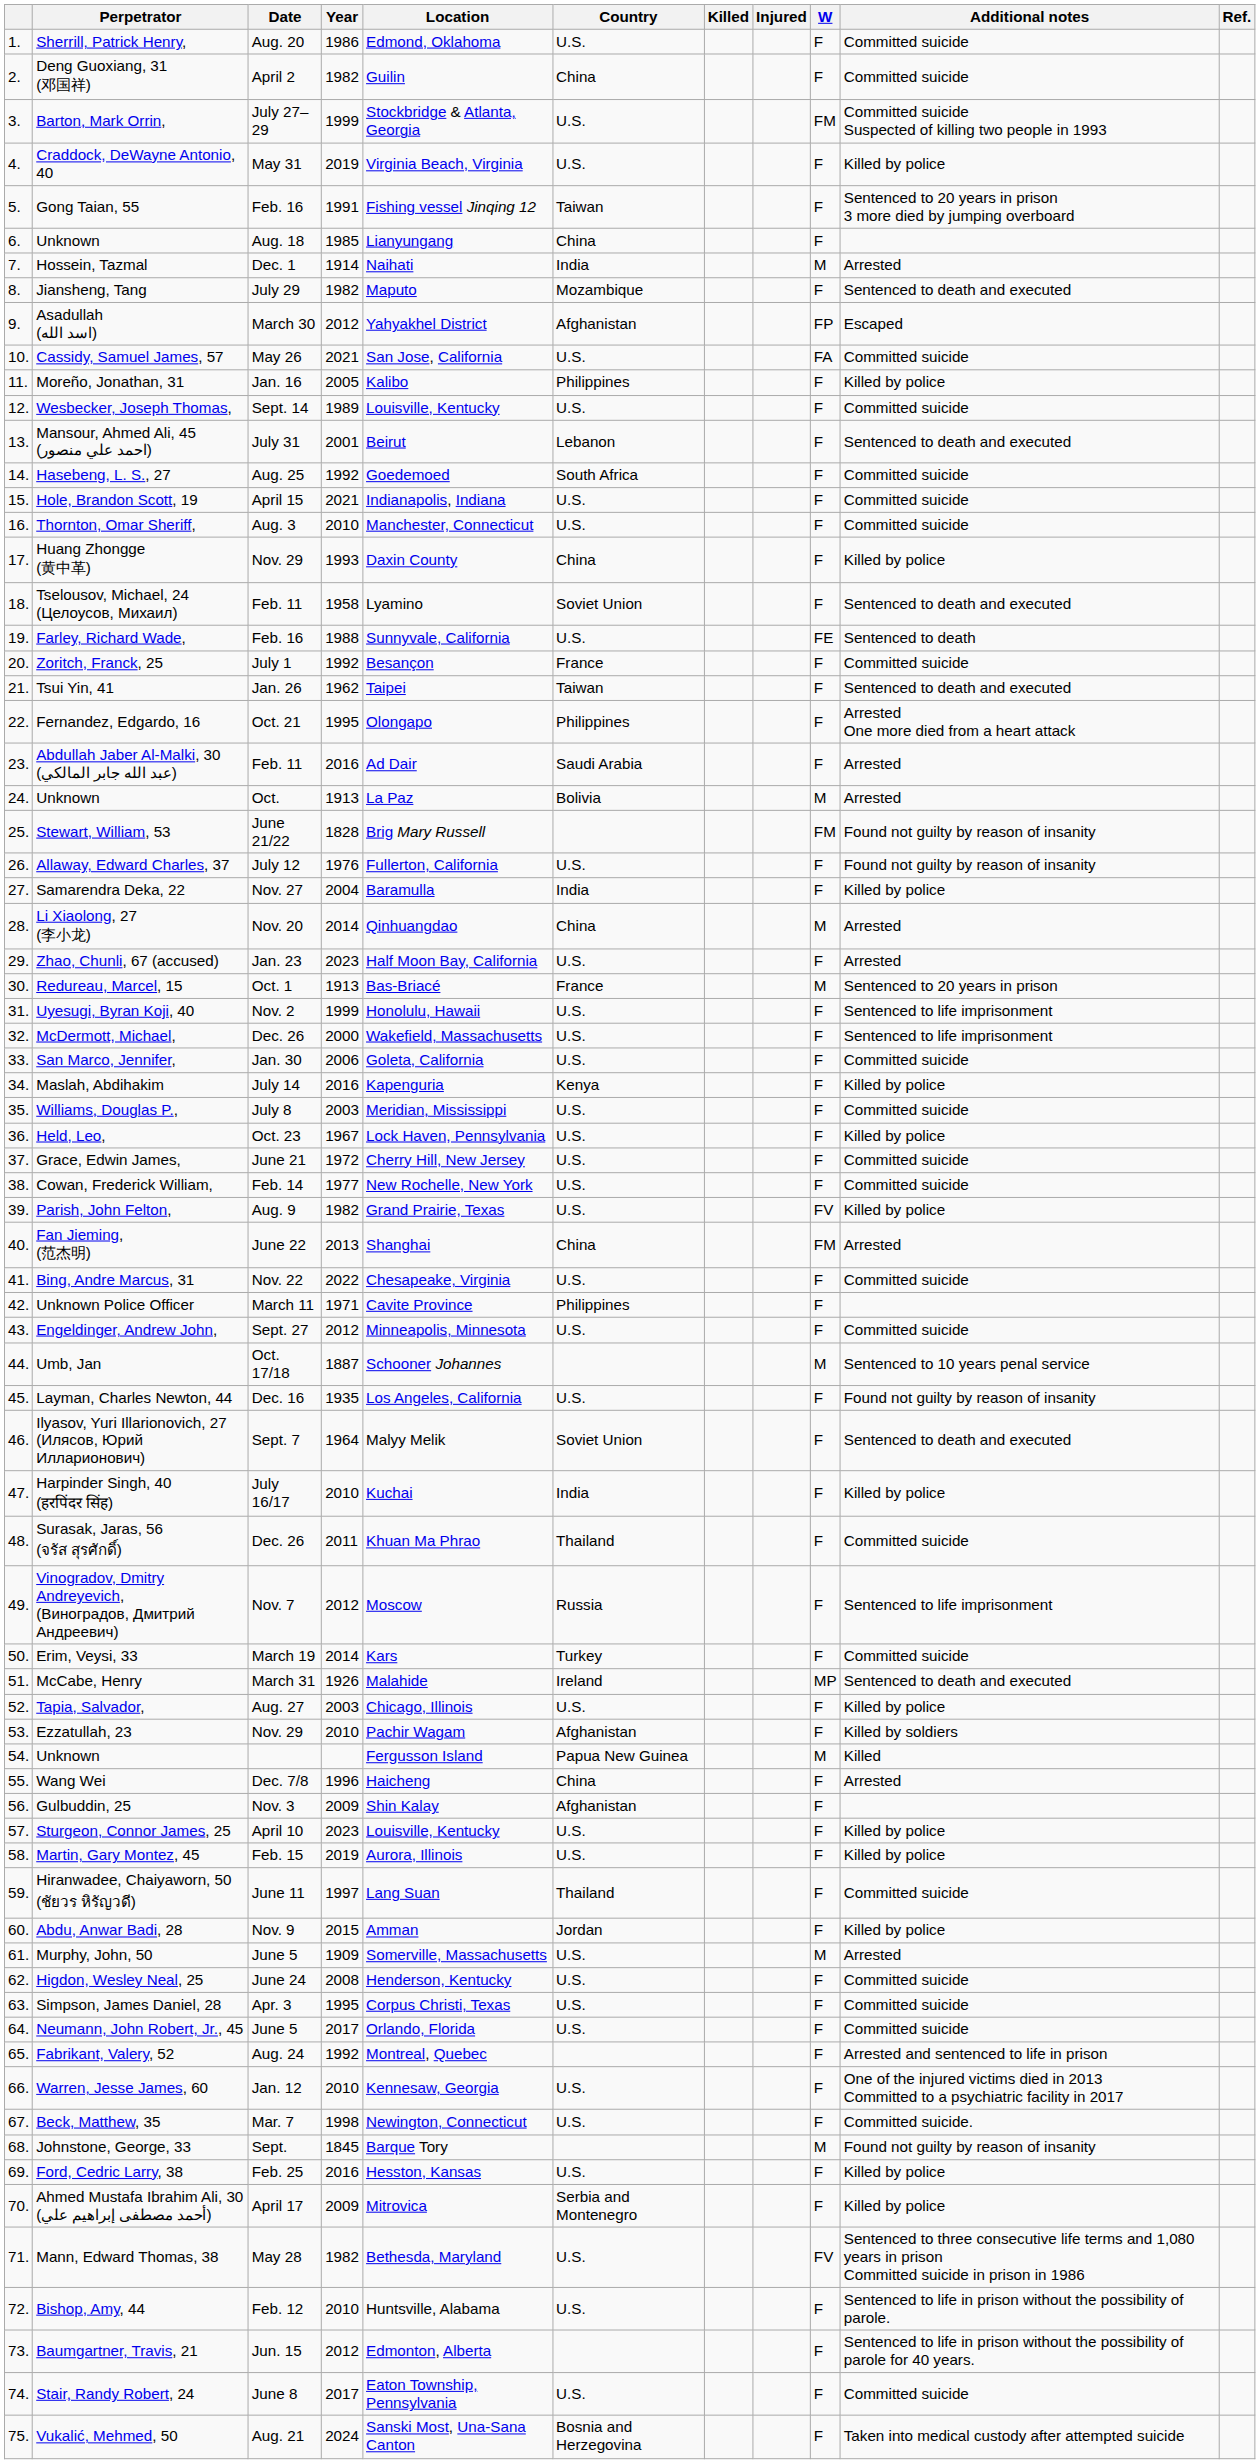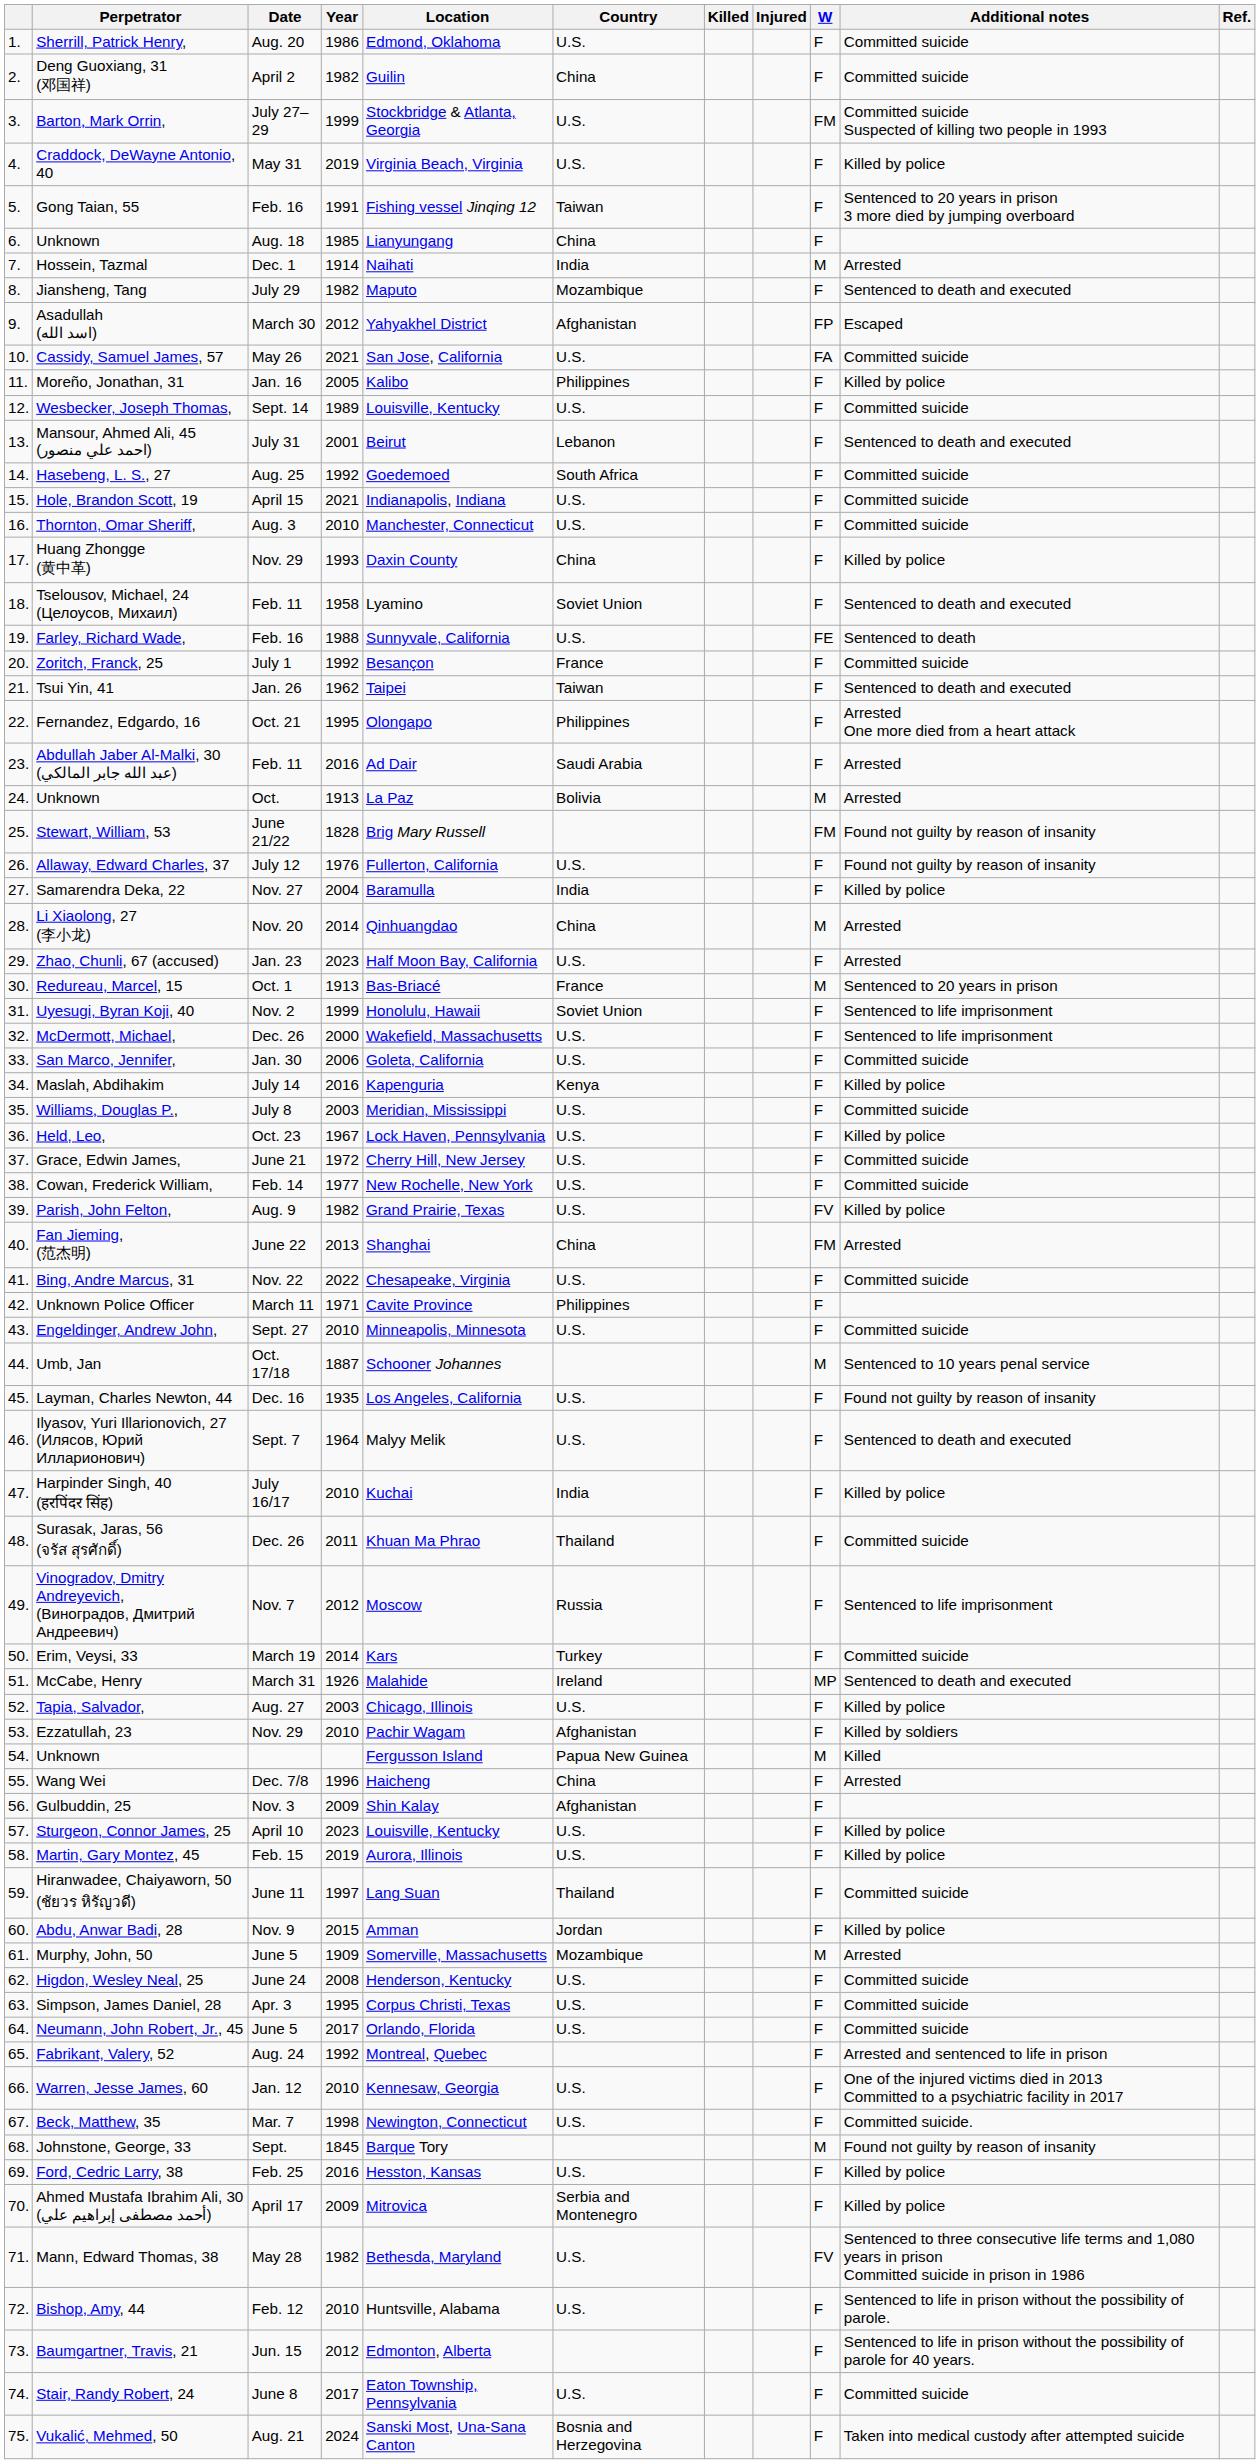(571, 1011) U.S. -> (599, 1011) Soviet Union
(342, 1330) 2012 -> (342, 1330) 2010
(599, 1440) Soviet Union -> (571, 1440) U.S.
(571, 1955) U.S. -> (600, 1955) Mozambique
